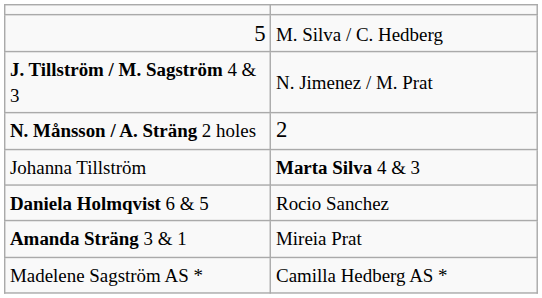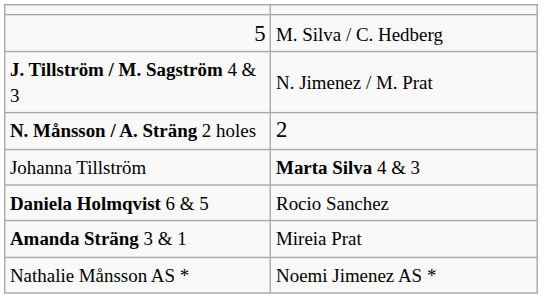+ row: (100, 276)
- row: (106, 276)
